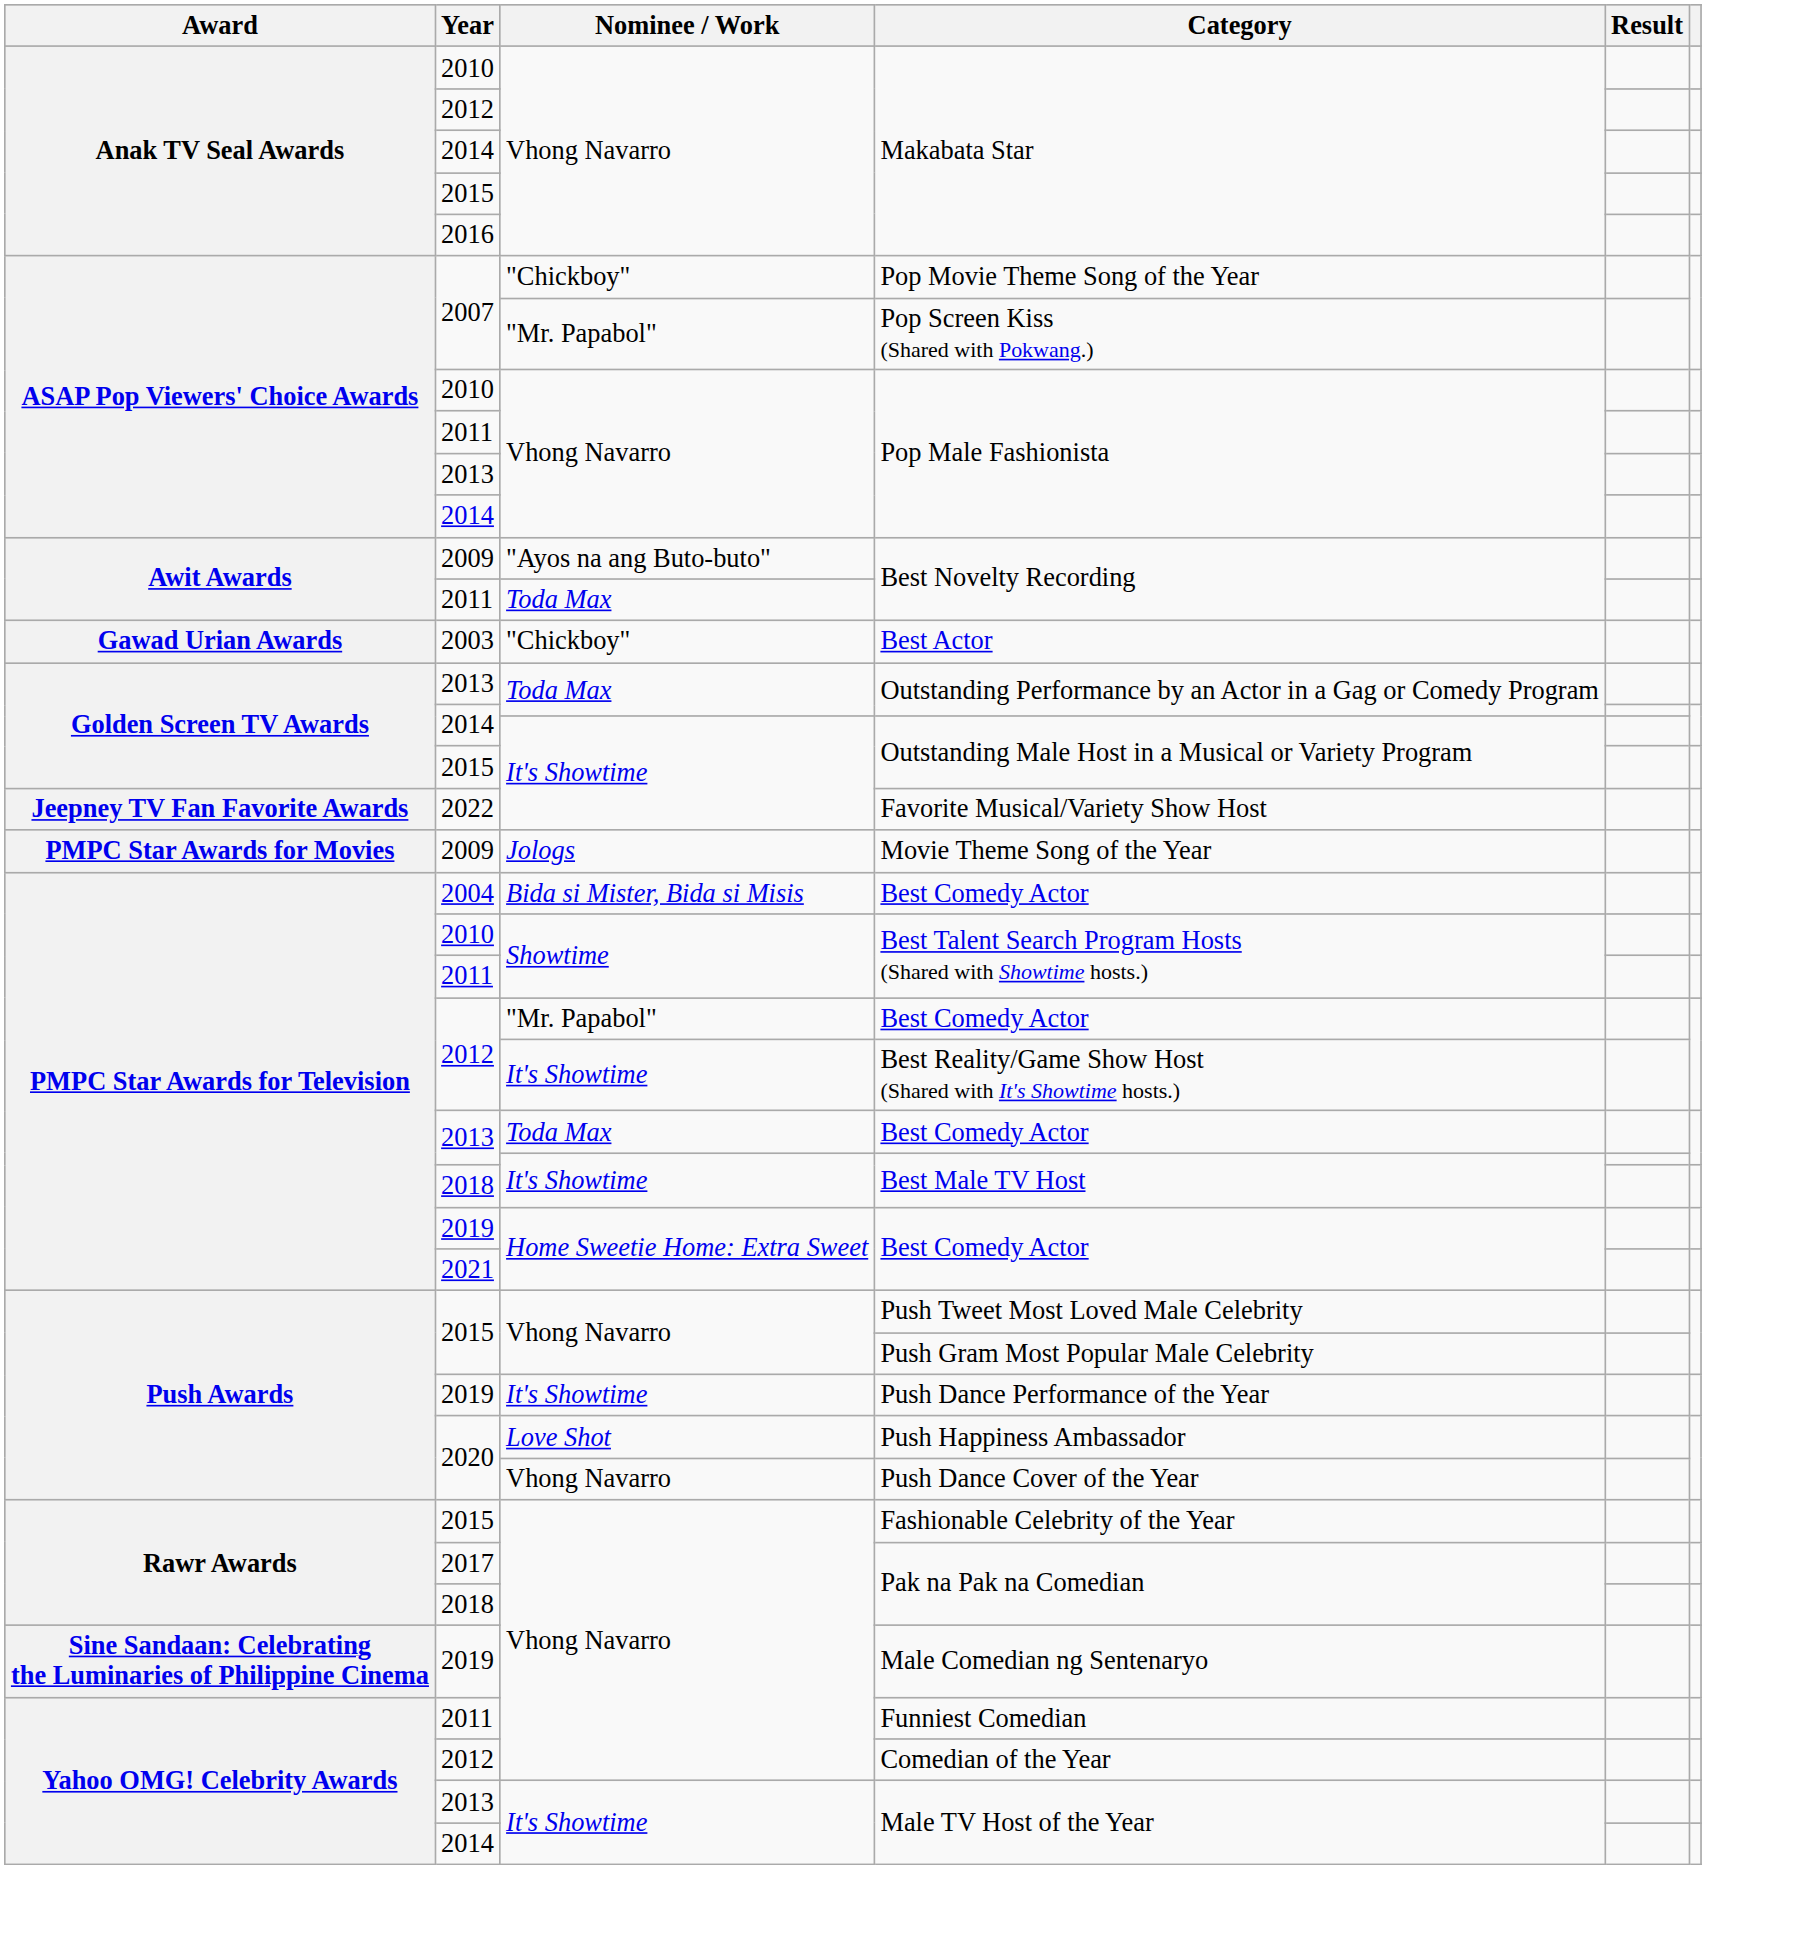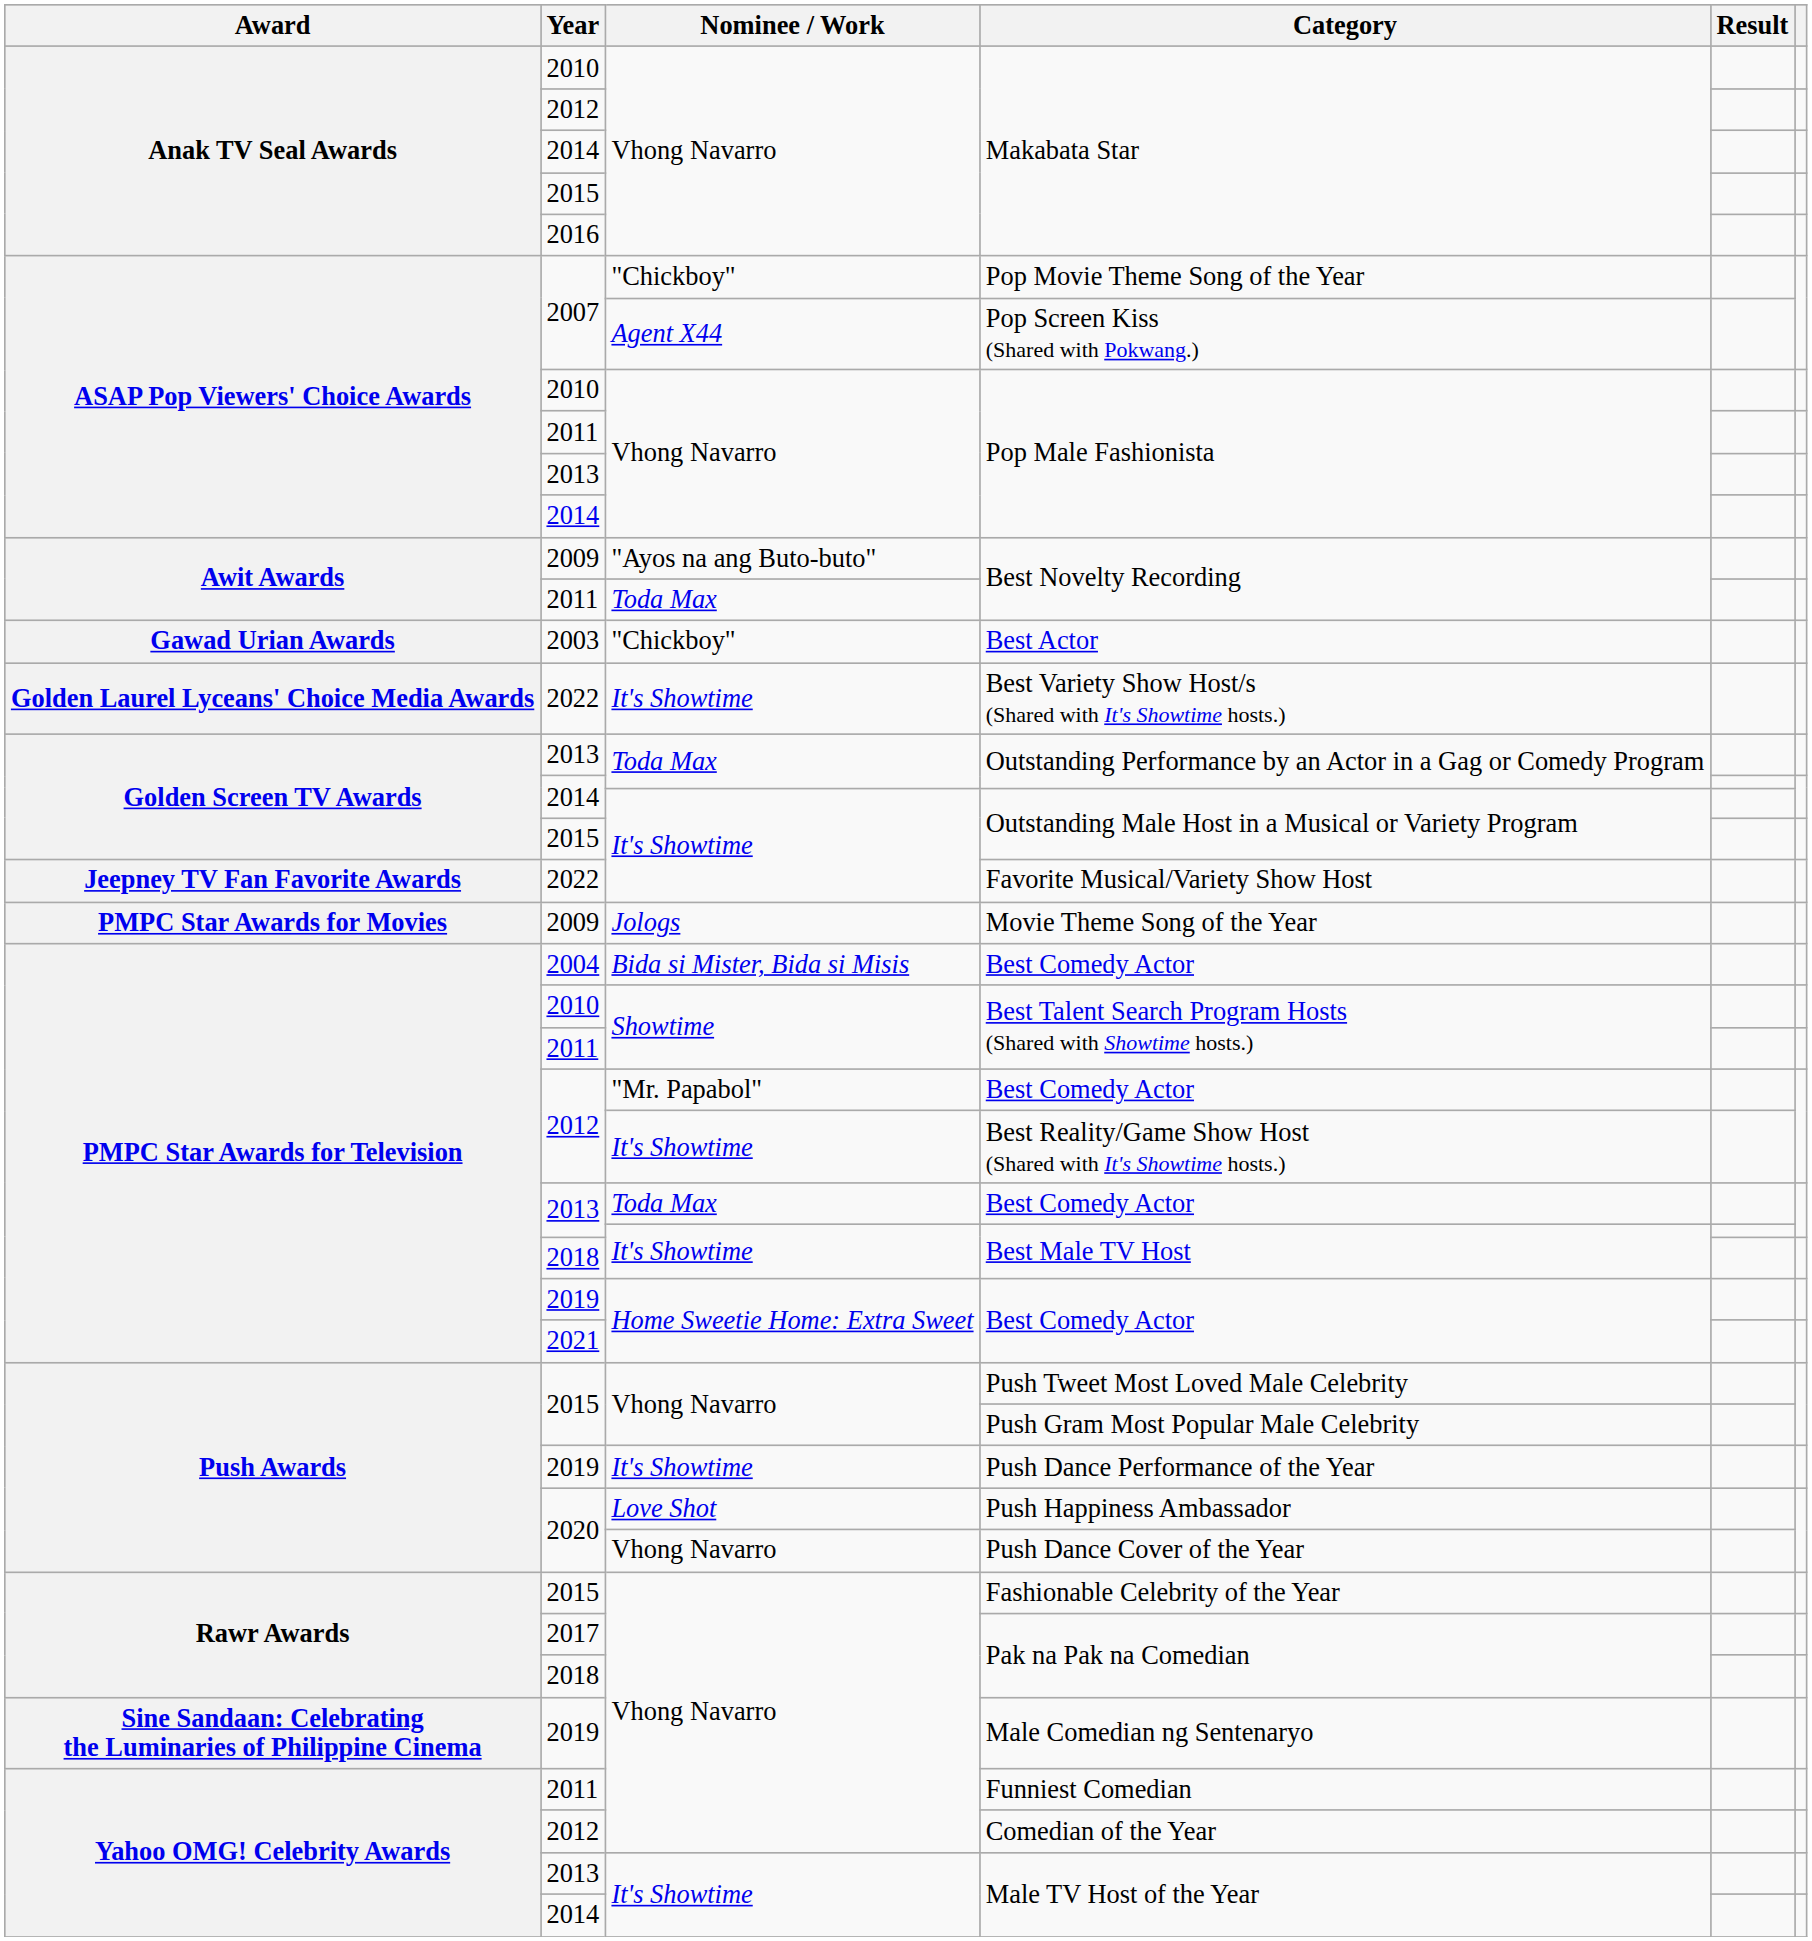(581, 333) "Mr. Papabol" -> (667, 333) Agent X44
+ row: (573, 698)
